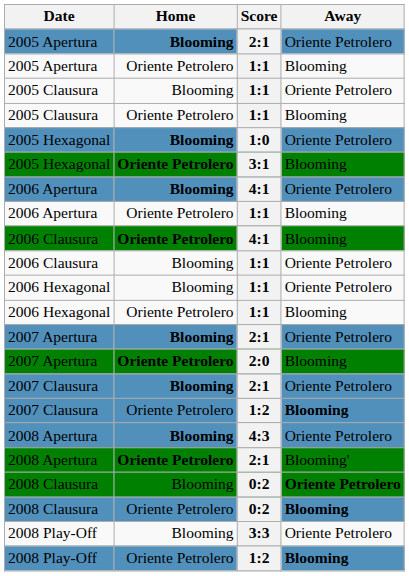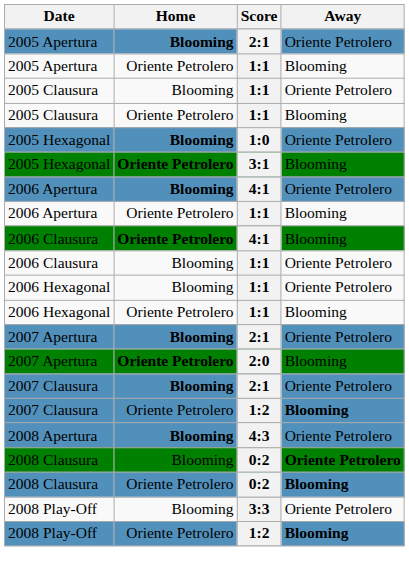- row: (53, 459)
